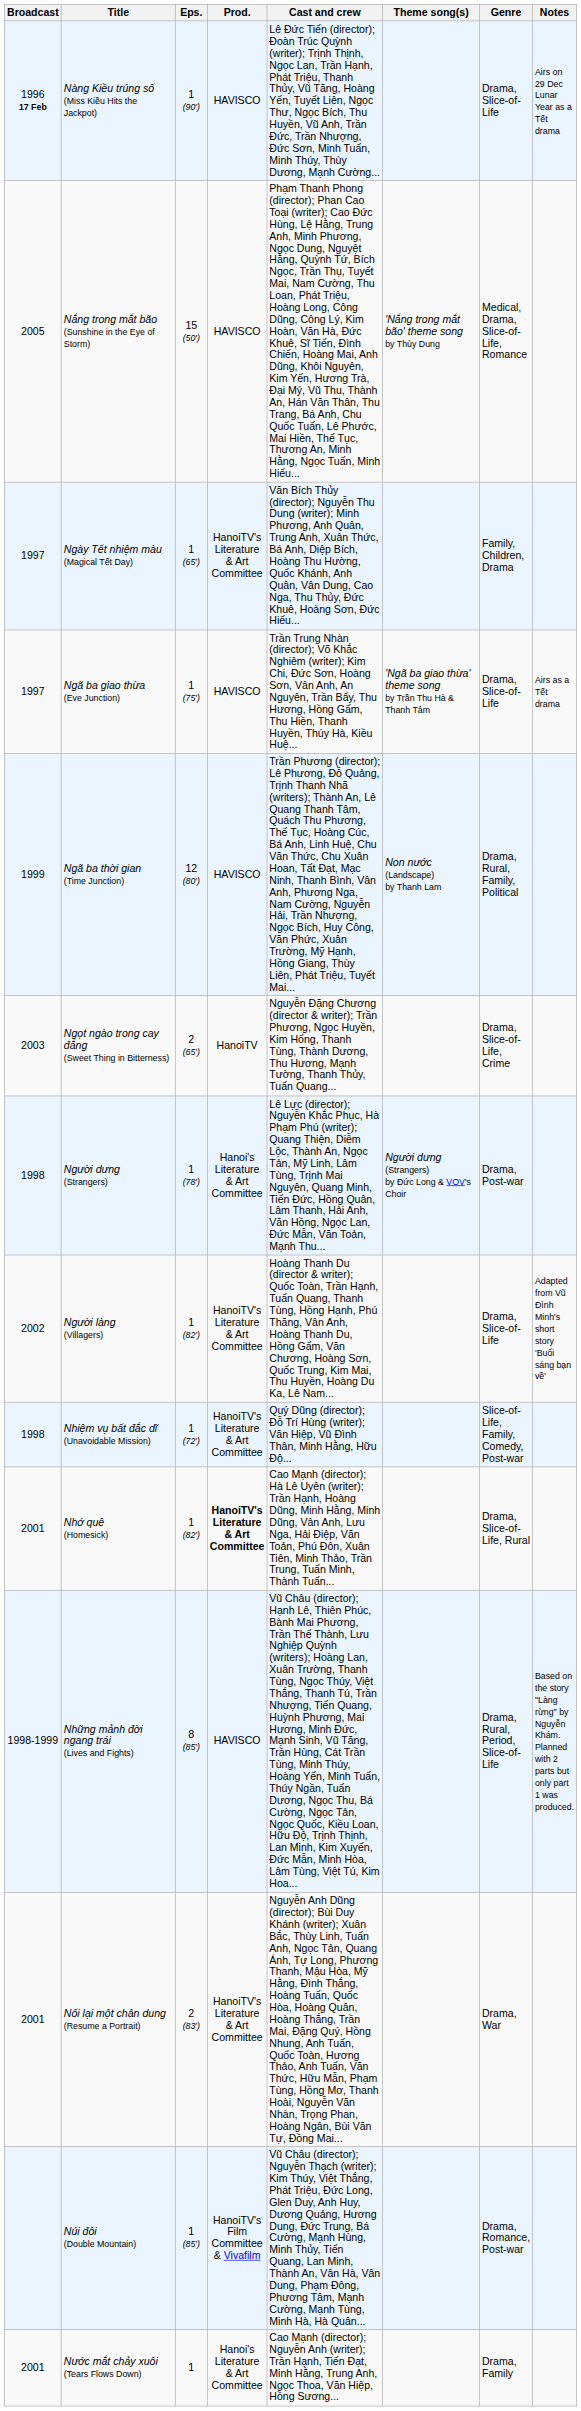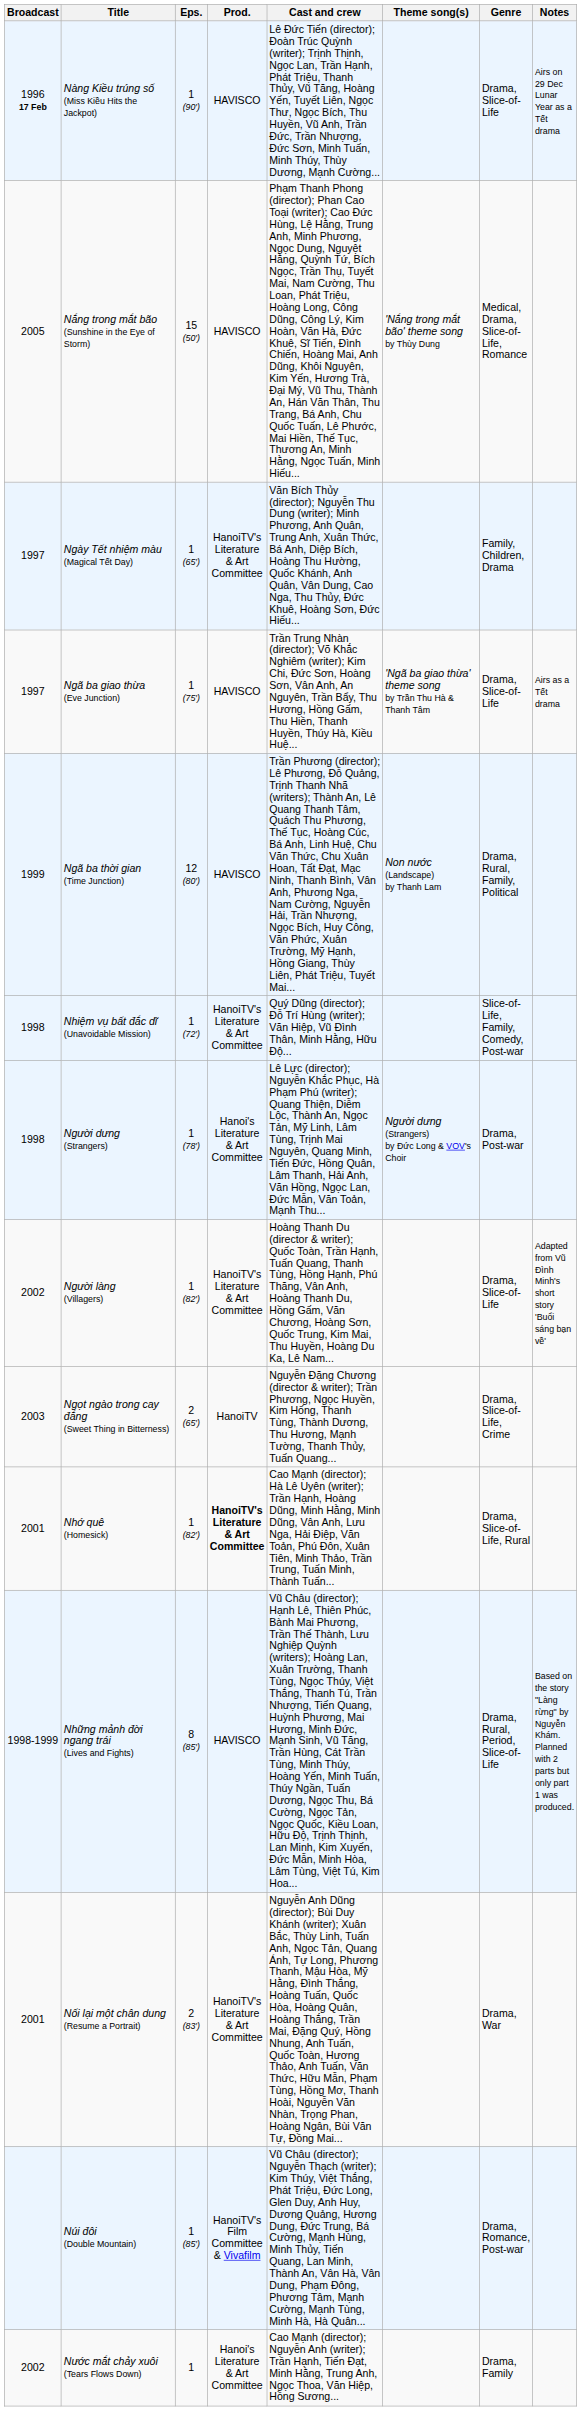rows swapped: (116, 1045) <-> (110, 1434)
(33, 2367) 2001 -> (33, 2367) 2002
